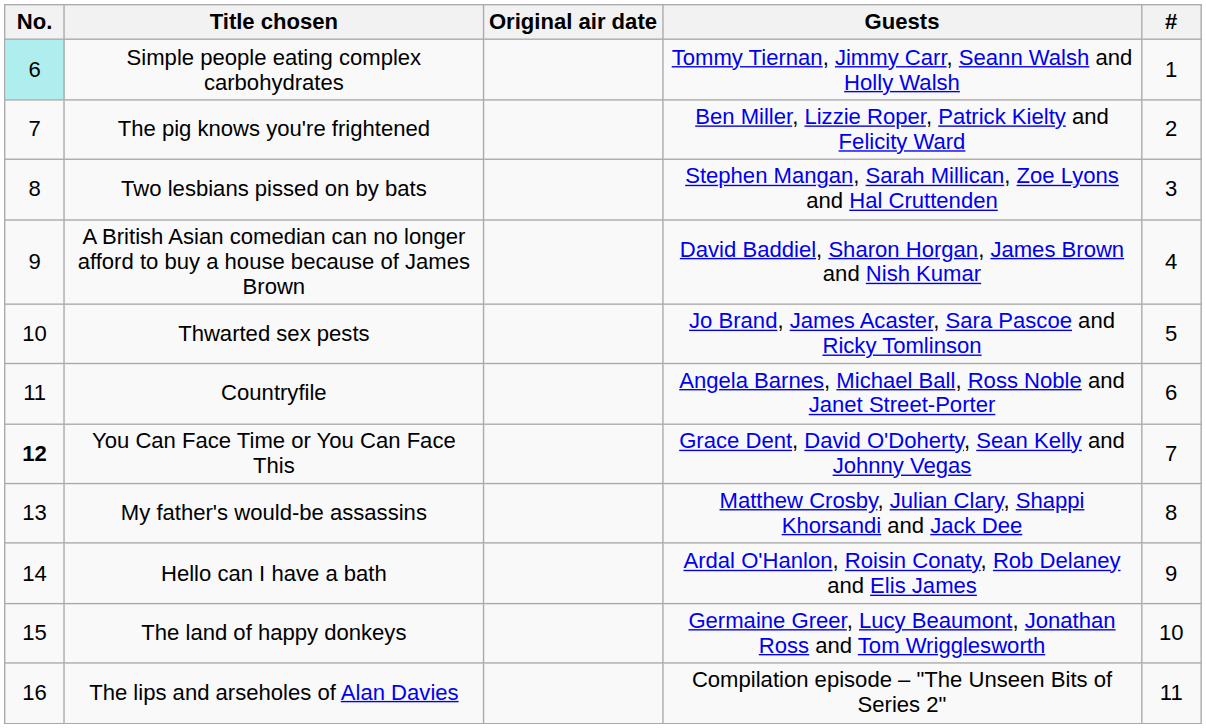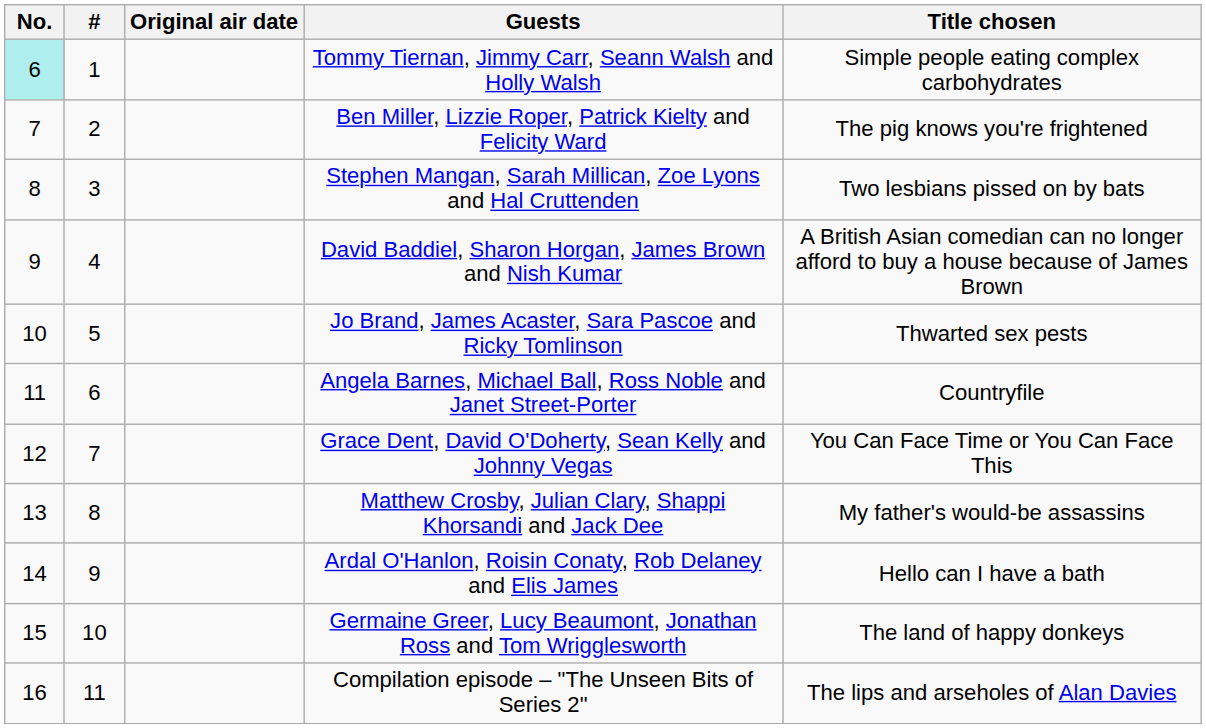columns swapped: (1171, 22) <-> (274, 22)
(35, 453) bold -> (35, 453) normal
